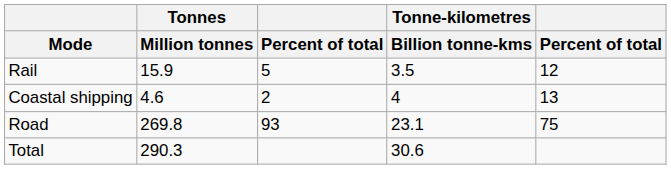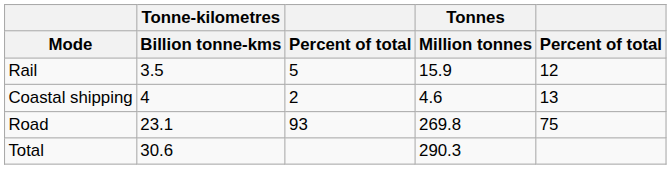columns swapped: (197, 44) <-> (462, 44)
